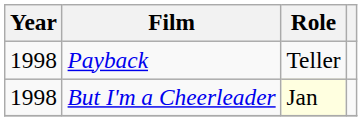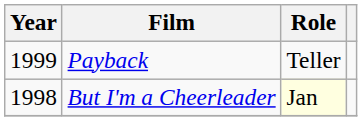(33, 60) 1998 -> (33, 60) 1999
